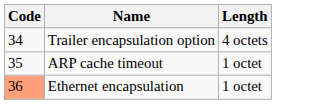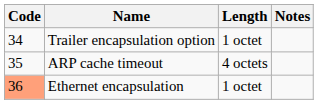+ column: (292, 16)
(245, 39) 4 octets -> (242, 39) 1 octet
(242, 63) 1 octet -> (245, 63) 4 octets
